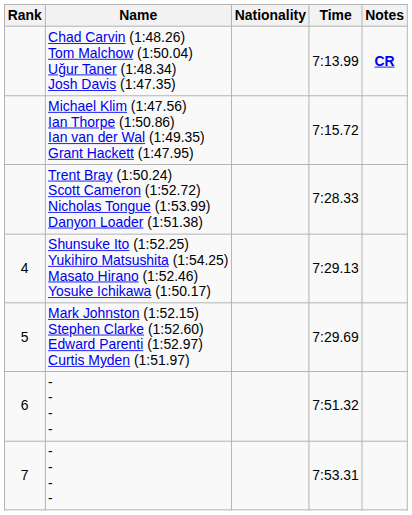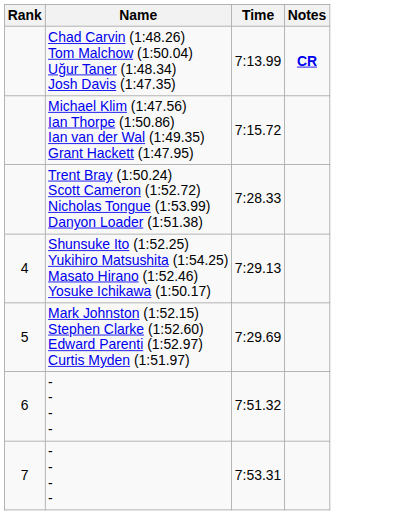- column: (270, 15)
